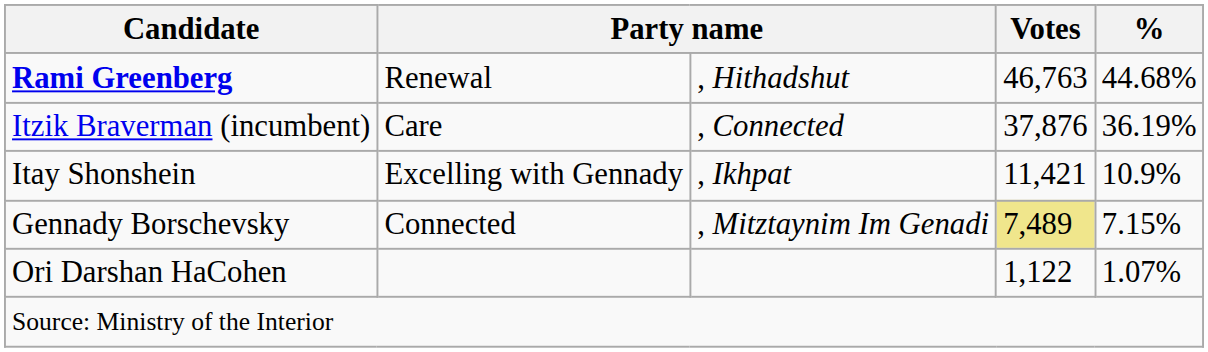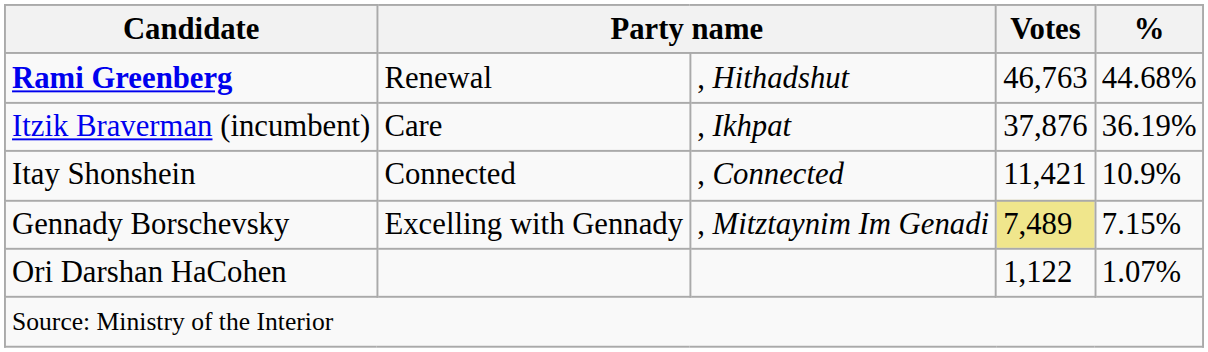(771, 126) , Connected -> (744, 126) , Ikhpat
(534, 175) Excelling with Gennady -> (450, 175) Connected
(744, 175) , Ikhpat -> (771, 175) , Connected
(450, 223) Connected -> (534, 223) Excelling with Gennady
